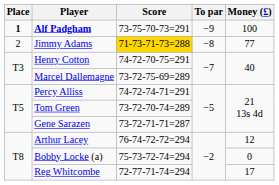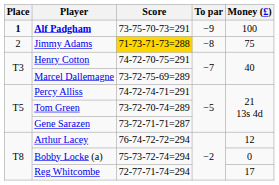(250, 44) 77 -> (250, 44) 75
